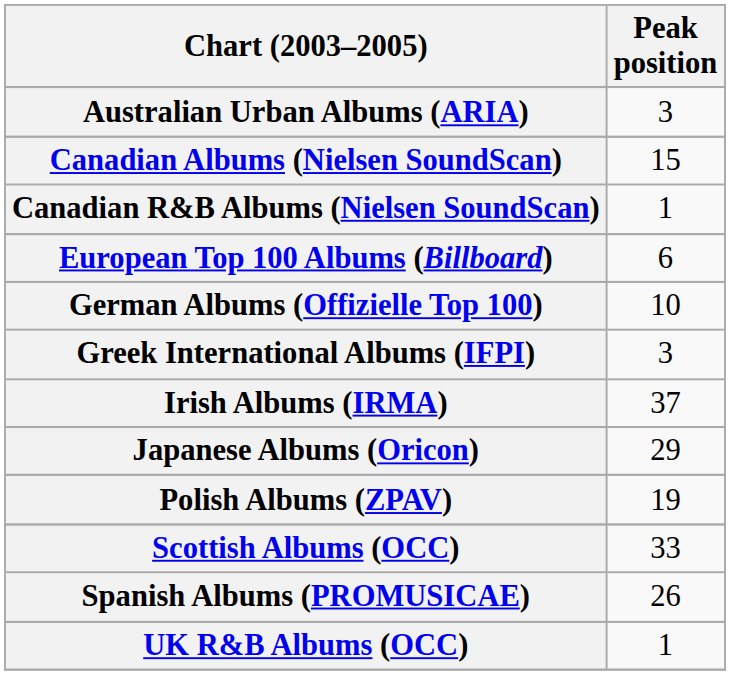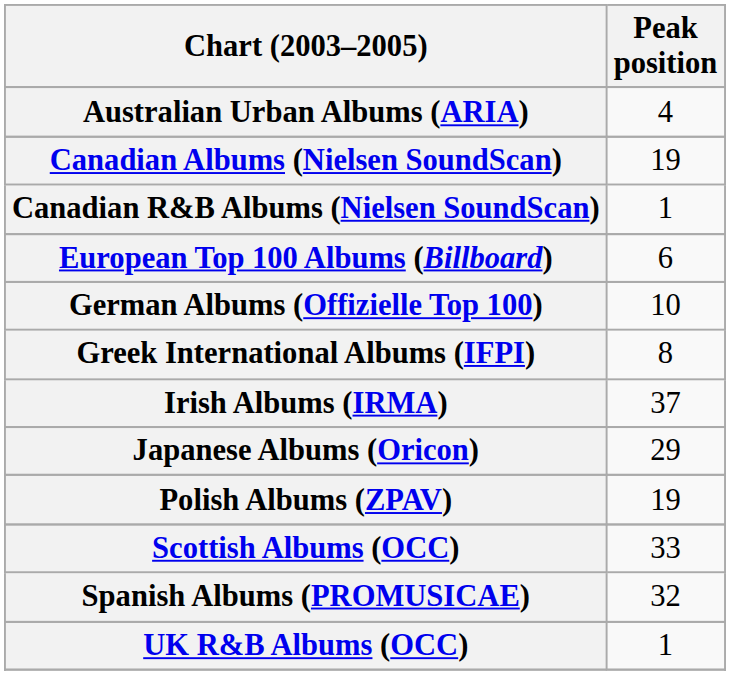(665, 111) 3 -> (665, 111) 4
(665, 160) 15 -> (665, 160) 19
(665, 353) 3 -> (665, 353) 8
(665, 596) 26 -> (665, 596) 32
